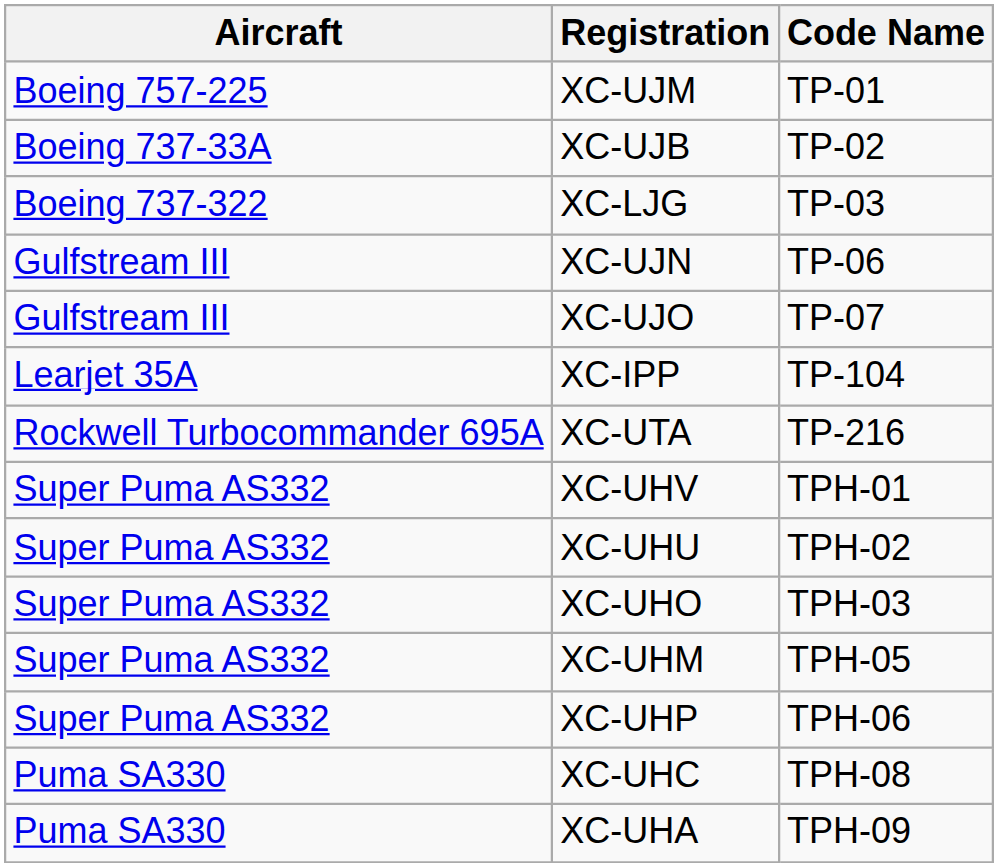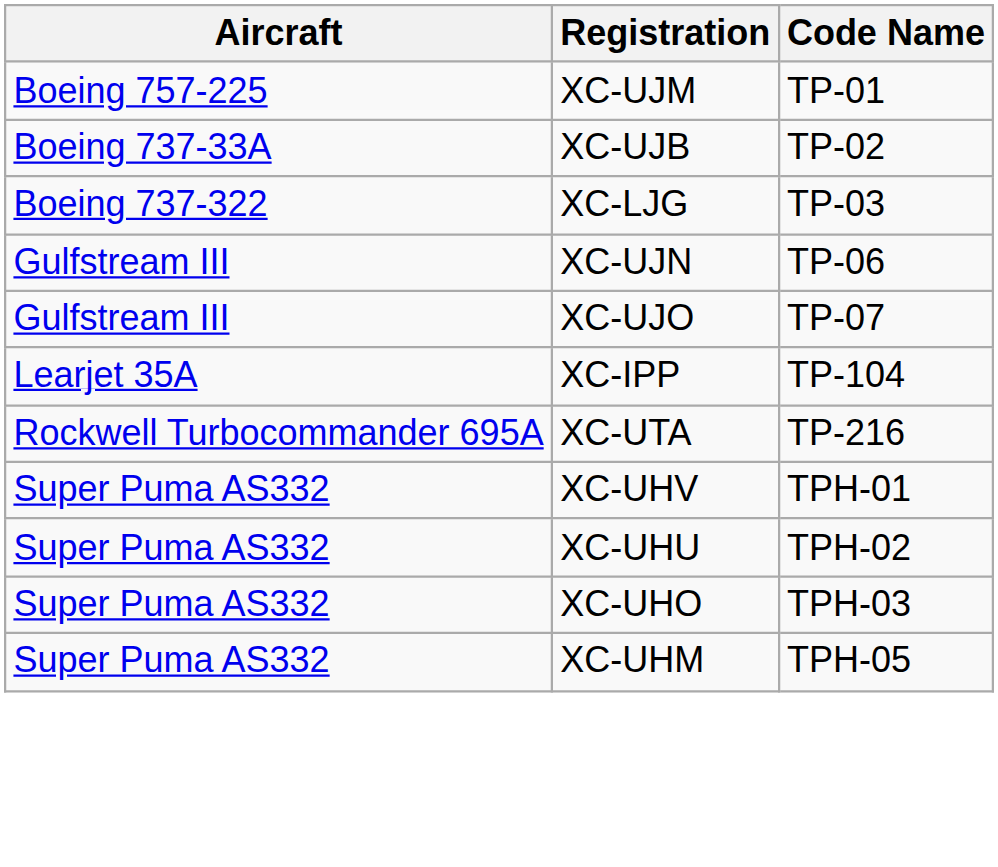- row: (629, 718)
- row: (630, 775)
- row: (629, 832)
